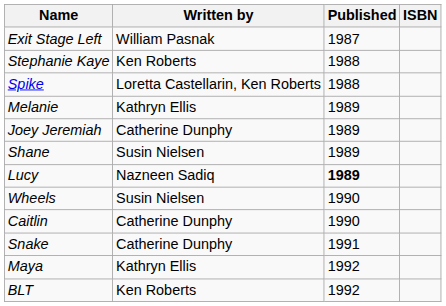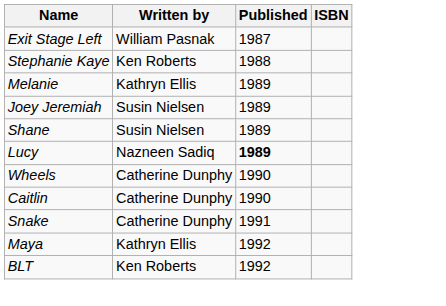- row: (26, 84)
(174, 130) Catherine Dunphy -> (160, 107) Susin Nielsen
(160, 198) Susin Nielsen -> (174, 175) Catherine Dunphy
